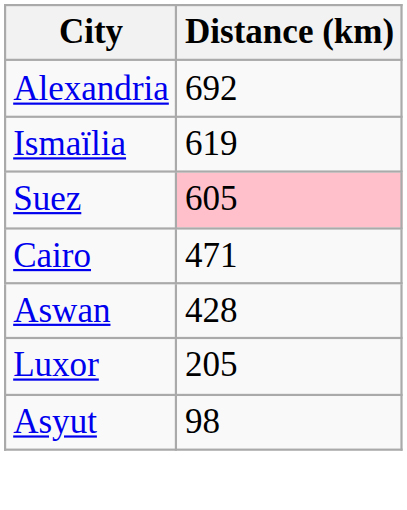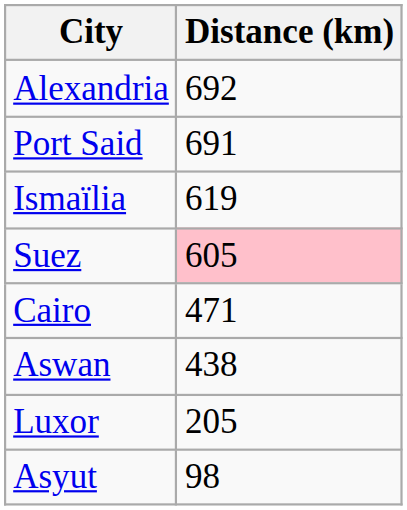+ row: (78, 143)
(211, 310) 428 -> (211, 365) 438
